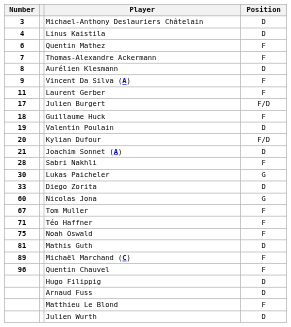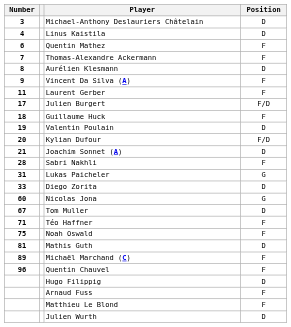(22, 175) 30 -> (22, 175) 31
(264, 210) F -> (264, 210) D
(264, 293) D -> (264, 293) F
